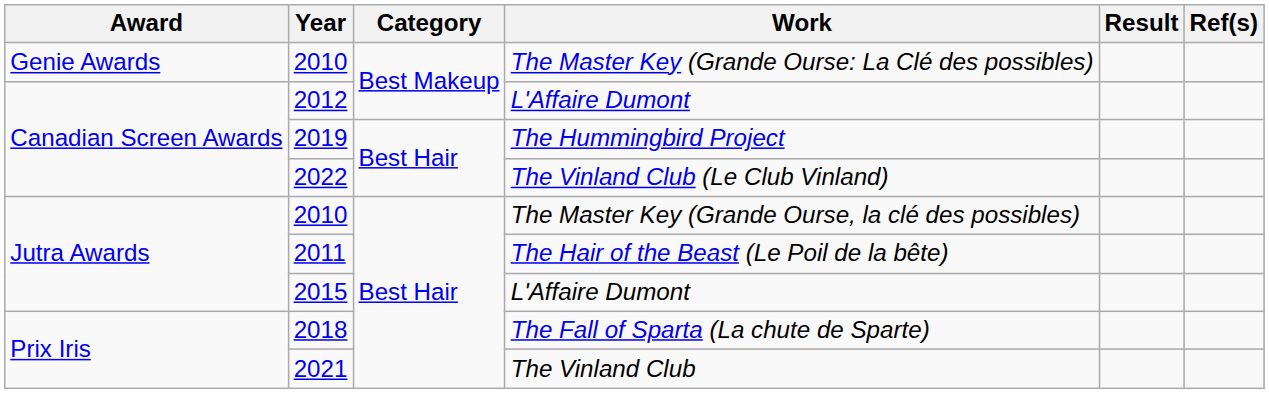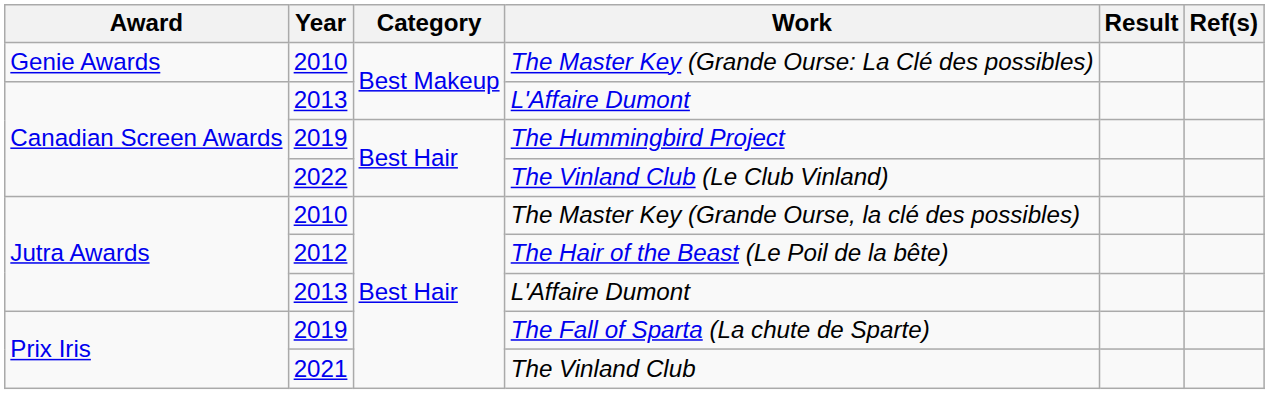(321, 100) 2012 -> (321, 100) 2013
(320, 253) 2011 -> (321, 253) 2012
(321, 291) 2015 -> (321, 291) 2013
(321, 330) 2018 -> (321, 330) 2019
